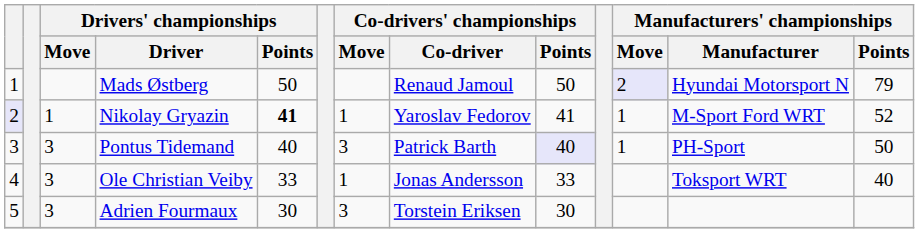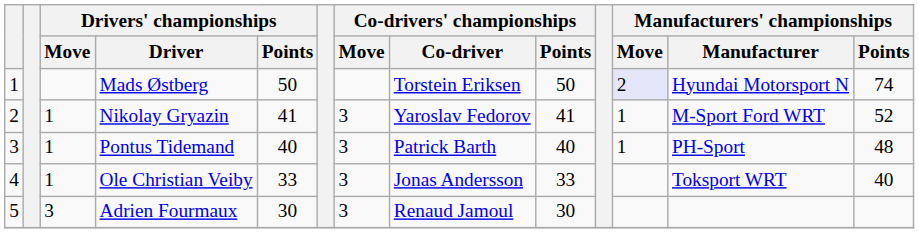(454, 83) Renaud Jamoul -> (457, 83) Torstein Eriksen
(884, 83) 79 -> (884, 83) 74
(14, 115) lavender background -> (14, 115) no background
(287, 115) bold -> (287, 115) normal
(343, 115) 1 -> (343, 115) 3
(49, 147) 3 -> (49, 147) 1
(566, 147) lavender background -> (566, 147) no background
(884, 147) 50 -> (884, 147) 48
(49, 179) 3 -> (49, 179) 1
(343, 179) 1 -> (343, 179) 3
(457, 211) Torstein Eriksen -> (454, 211) Renaud Jamoul
